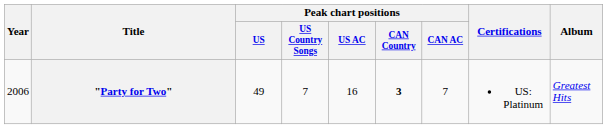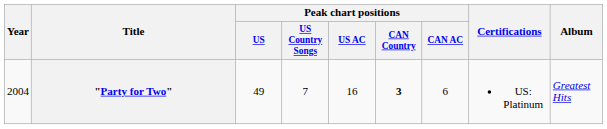(18, 91) 2006 -> (18, 91) 2004
(445, 91) 7 -> (445, 91) 6
